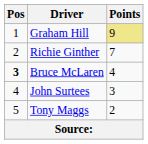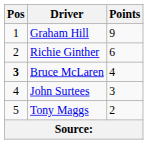(112, 33) khaki background -> (112, 33) no background
(112, 52) 7 -> (112, 52) 6
